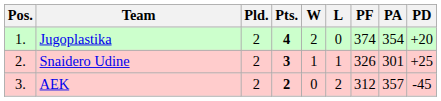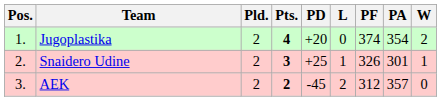columns swapped: (314, 15) <-> (422, 15)
